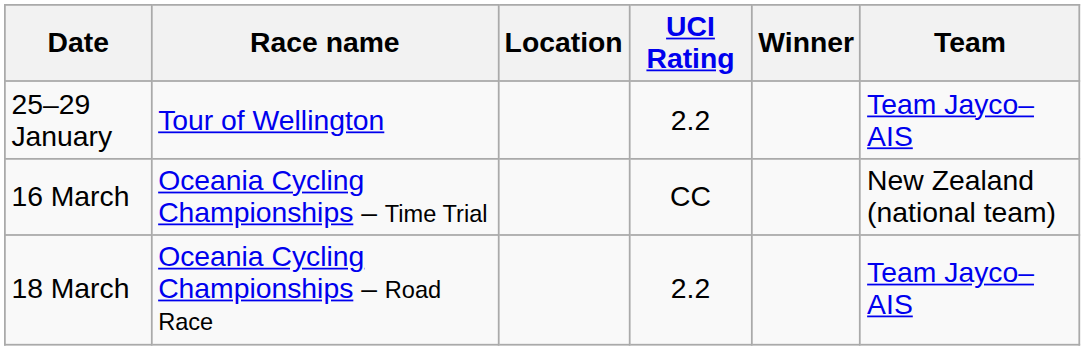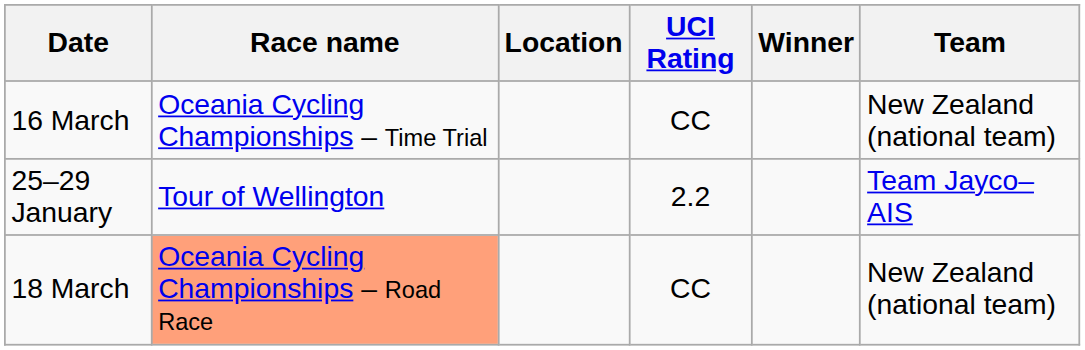rows swapped: (62, 119) <-> (70, 196)
(300, 289) no background -> (300, 289) lightsalmon background
(690, 289) 2.2 -> (690, 289) CC
(951, 289) Team Jayco–AIS -> (962, 289) New Zealand (national team)
